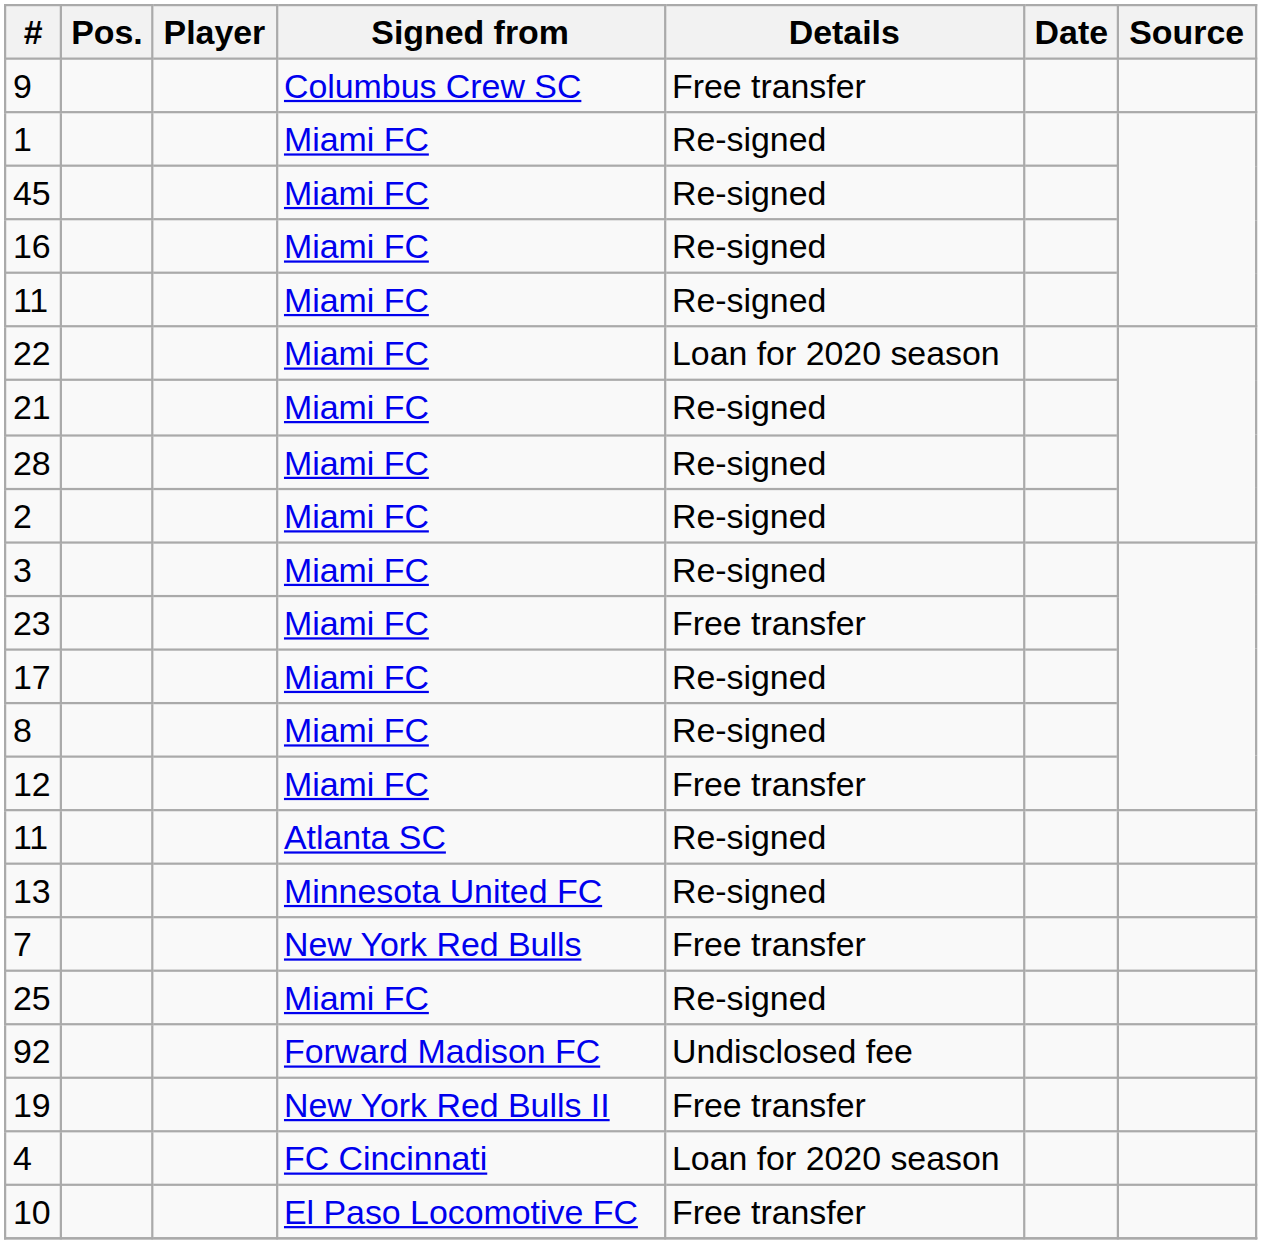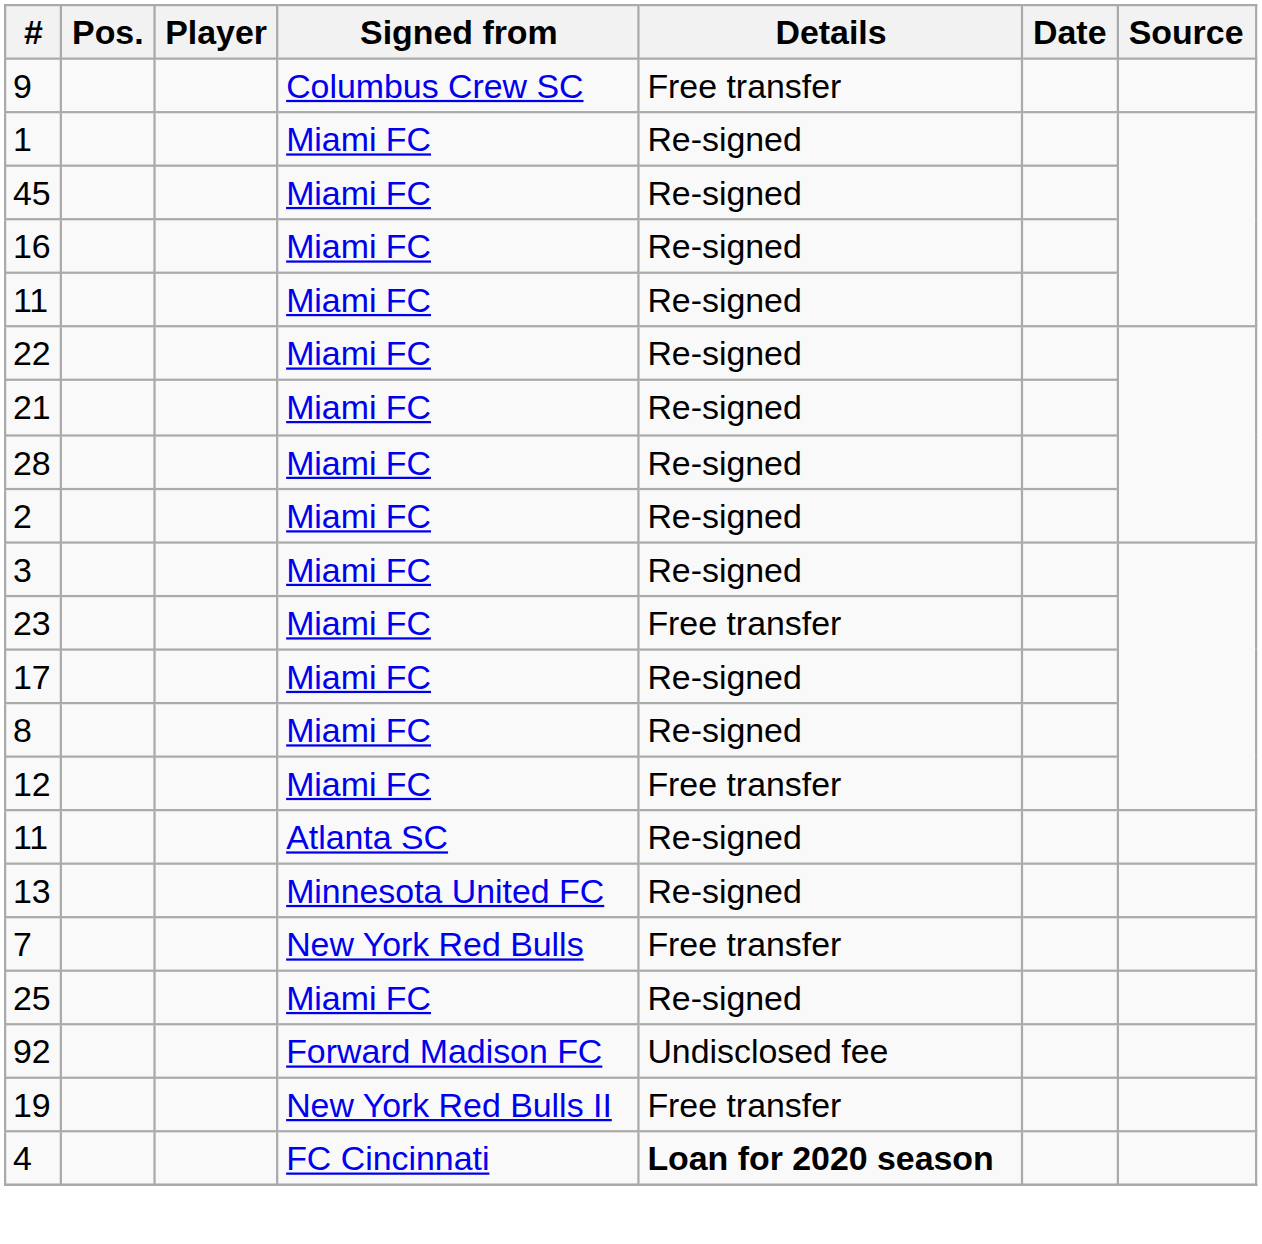(836, 354) Loan for 2020 season -> (725, 354) Re-signed
(836, 1159) normal -> (821, 1159) bold
- row: (32, 1213)
